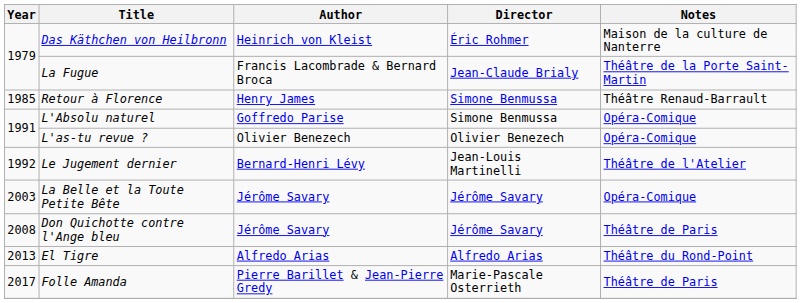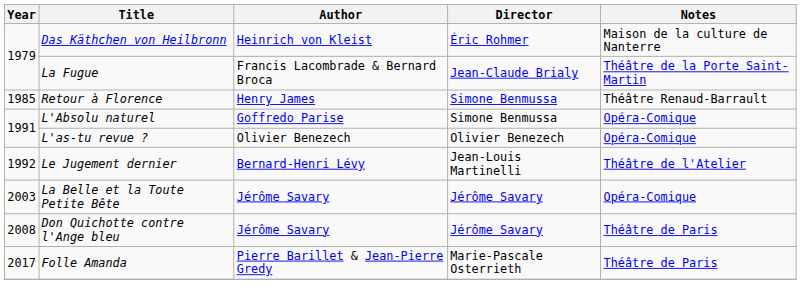- row: (70, 256)
